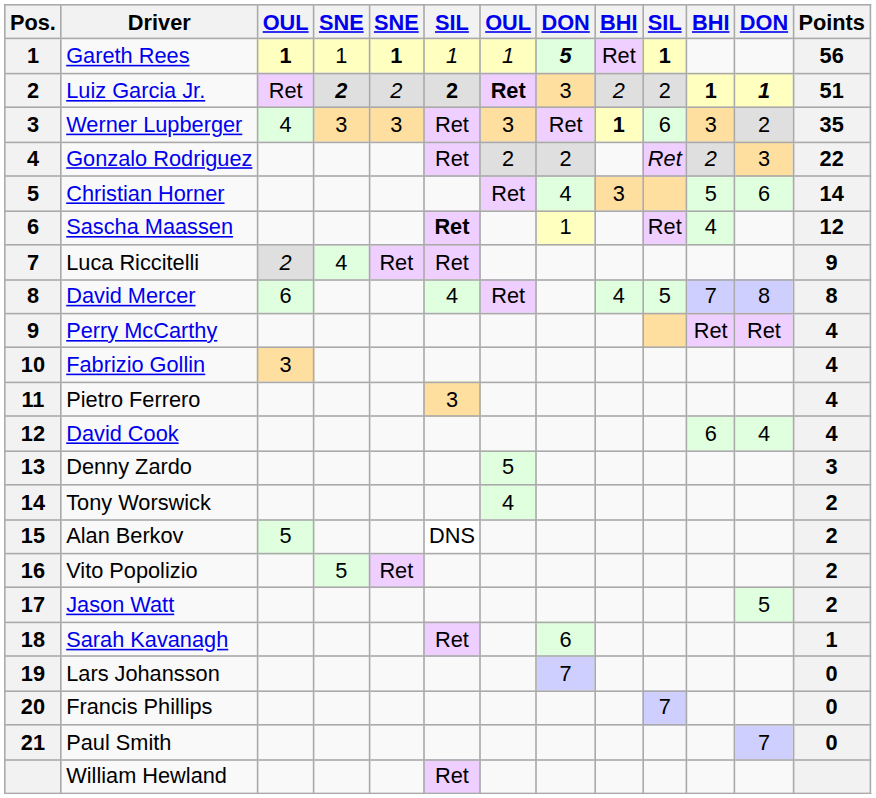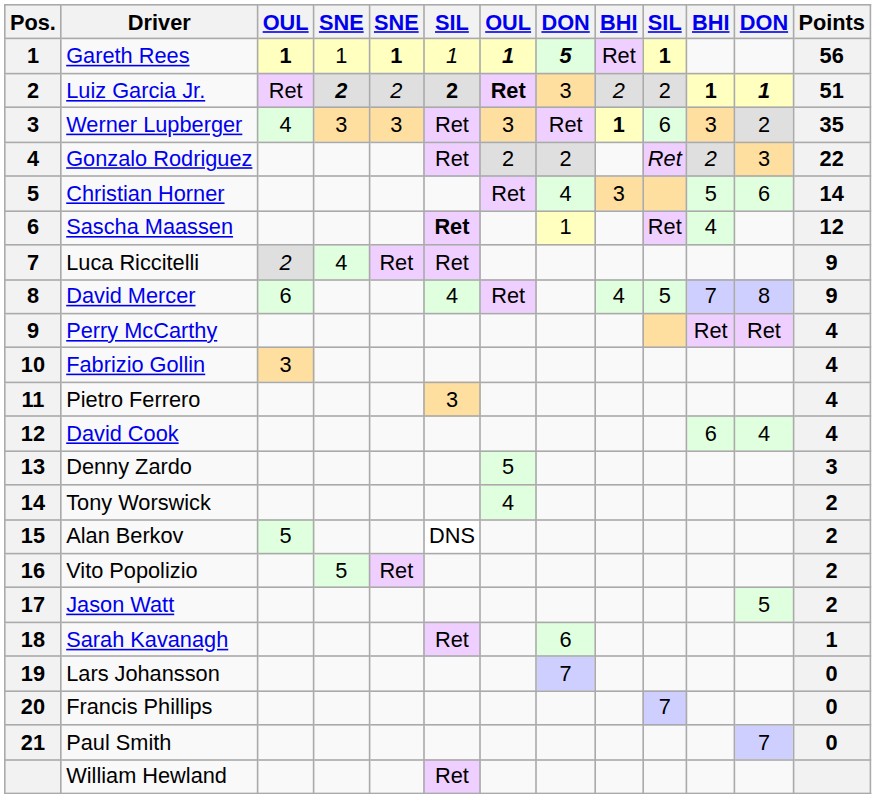(508, 56) normal -> (508, 56) bold
(832, 296) 8 -> (832, 296) 9
